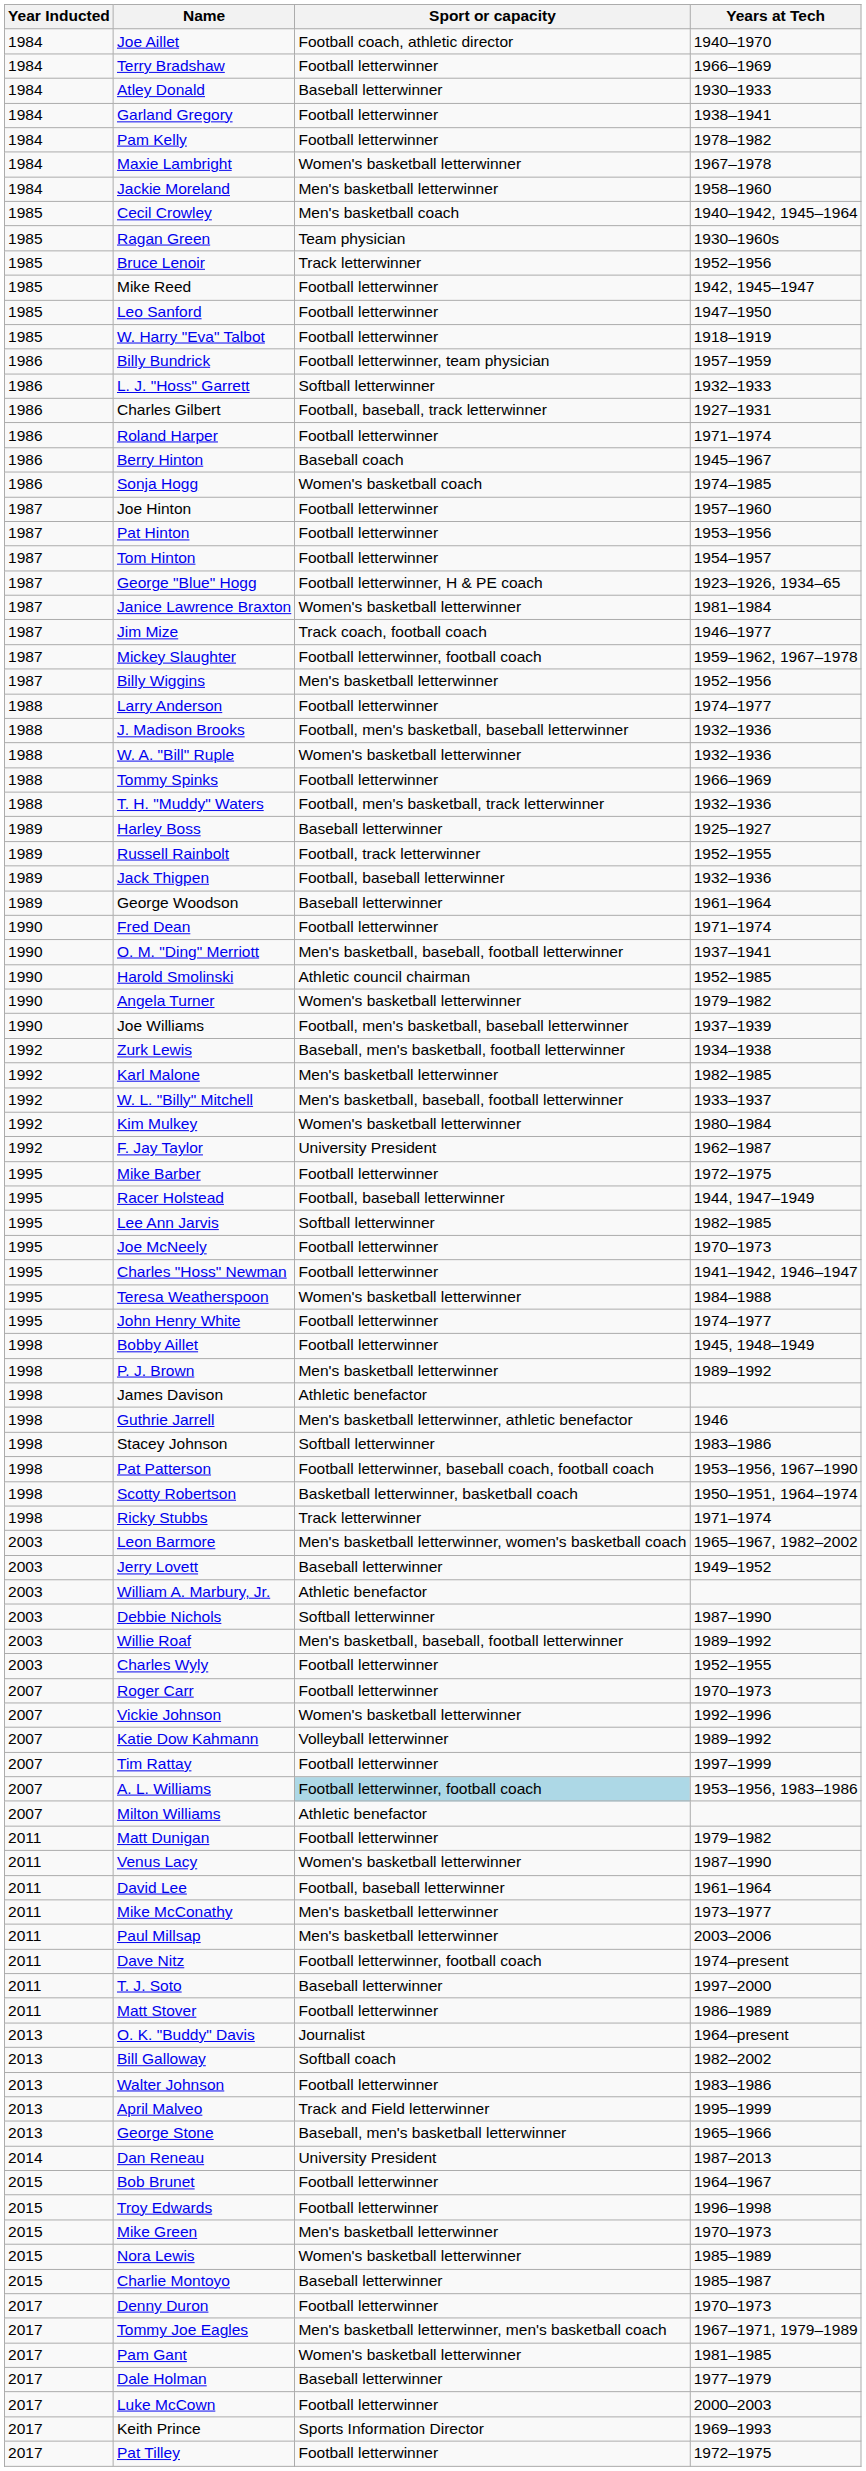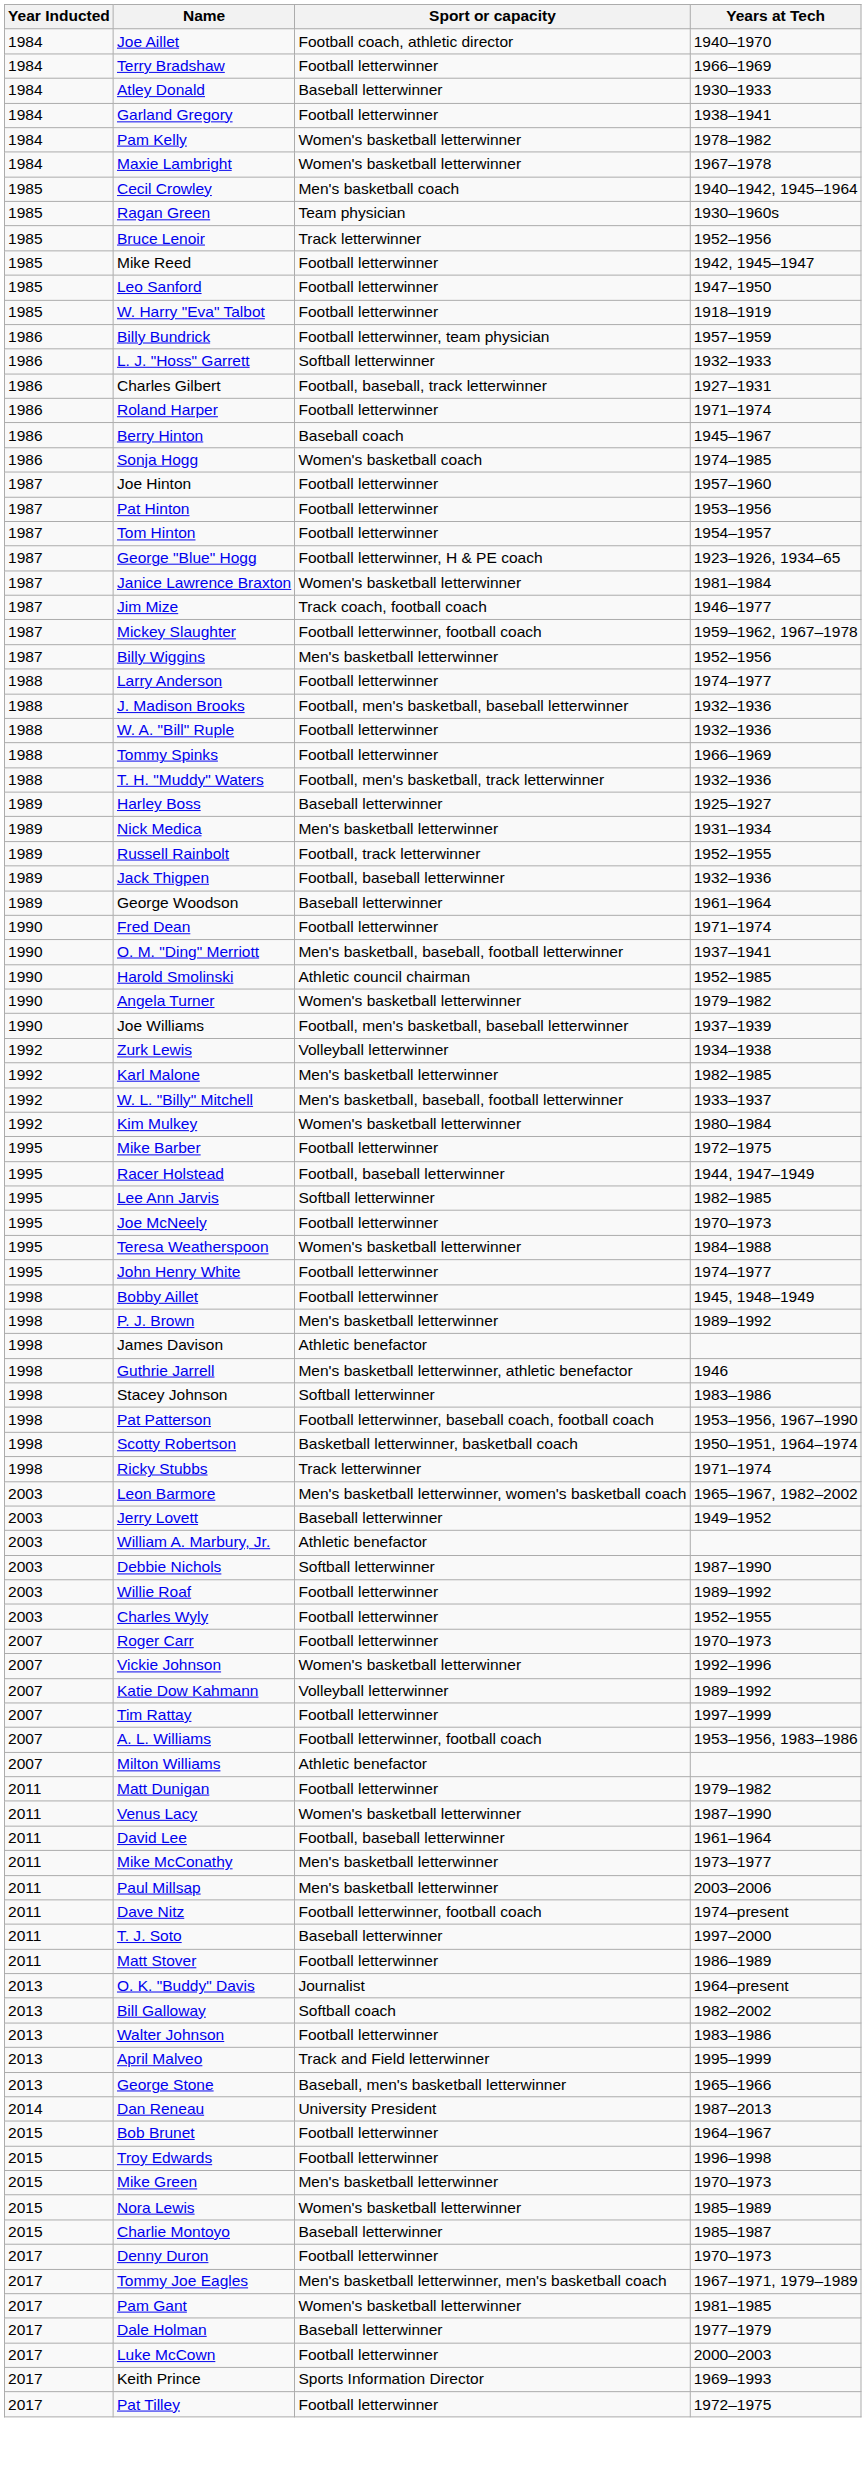(368, 139) Football letterwinner -> (410, 139) Women's basketball letterwinner
- row: (173, 189)
(410, 755) Women's basketball letterwinner -> (368, 730) Football letterwinner
+ row: (159, 829)
(462, 1050) Baseball, men's basketball, football letterwinner -> (373, 1050) Volleyball letterwinner
- row: (160, 1149)
- row: (202, 1272)
(461, 1641) Men's basketball, baseball, football letterwinner -> (368, 1592) Football letterwinner
(420, 1788) lightblue background -> (420, 1739) no background
